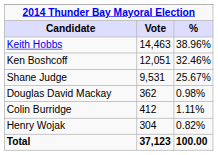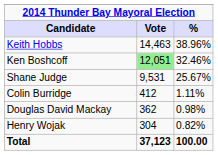(155, 61) no background -> (155, 61) lightgreen background
rows swapped: (39, 110) <-> (59, 93)
